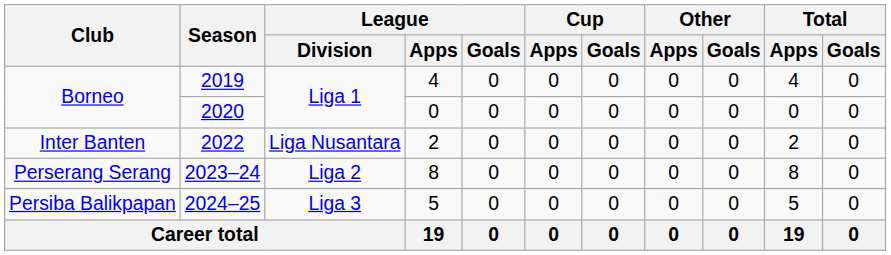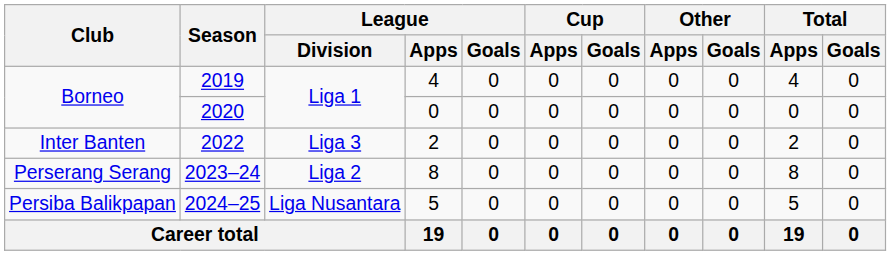(335, 142) Liga Nusantara -> (335, 142) Liga 3
(335, 204) Liga 3 -> (335, 204) Liga Nusantara
